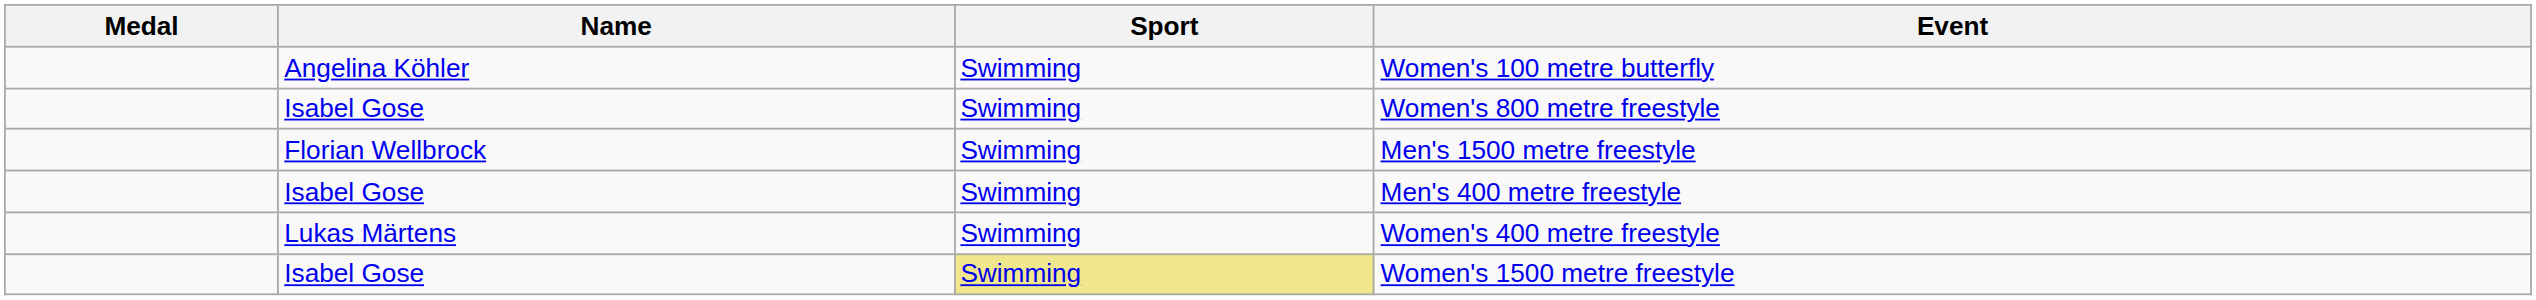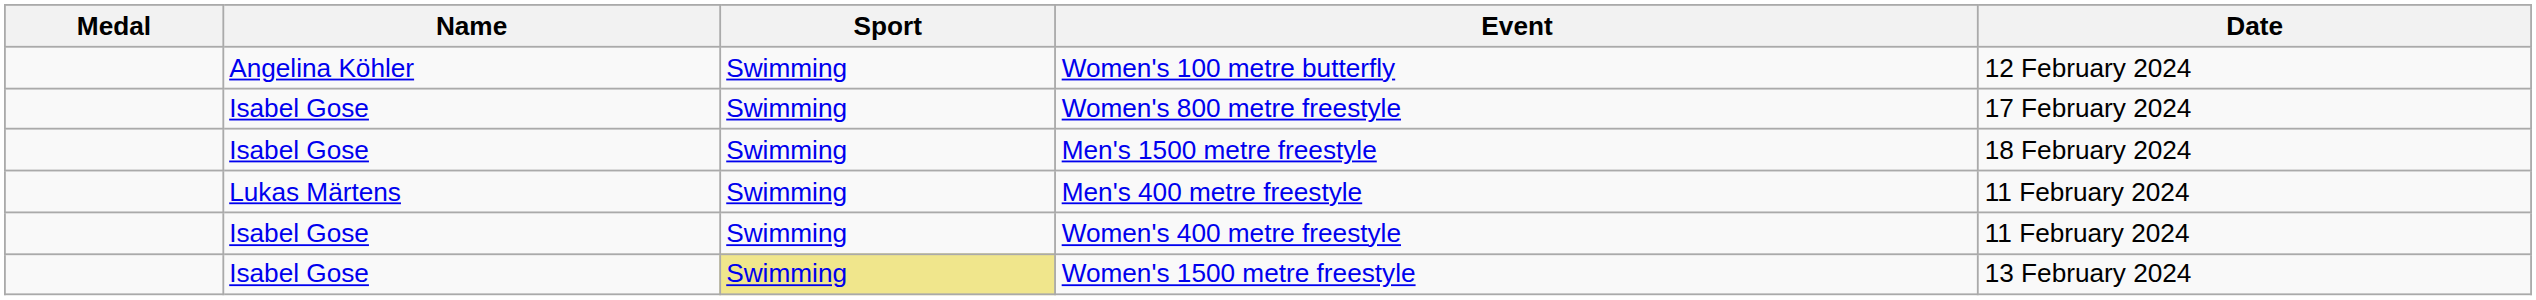+ column: (2255, 26)
(385, 150) Florian Wellbrock -> (299, 150) Isabel Gose
(354, 192) Isabel Gose -> (315, 192) Lukas Märtens
(370, 233) Lukas Märtens -> (299, 233) Isabel Gose
